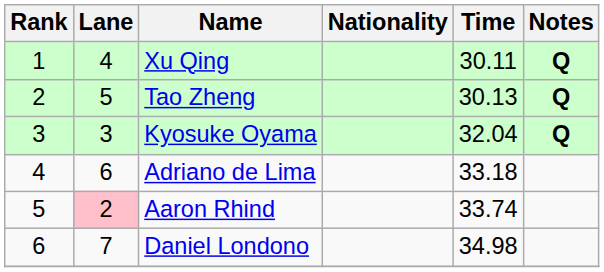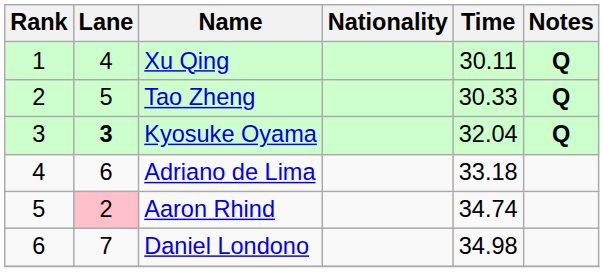(488, 97) 30.13 -> (488, 97) 30.33
(106, 135) normal -> (106, 135) bold
(488, 209) 33.74 -> (488, 209) 34.74
